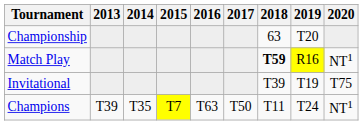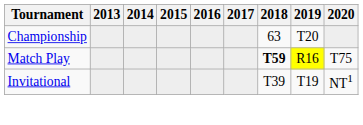(341, 60) NT1 -> (341, 58) T75
(341, 83) T75 -> (341, 81) NT1
- row: (39, 107)
